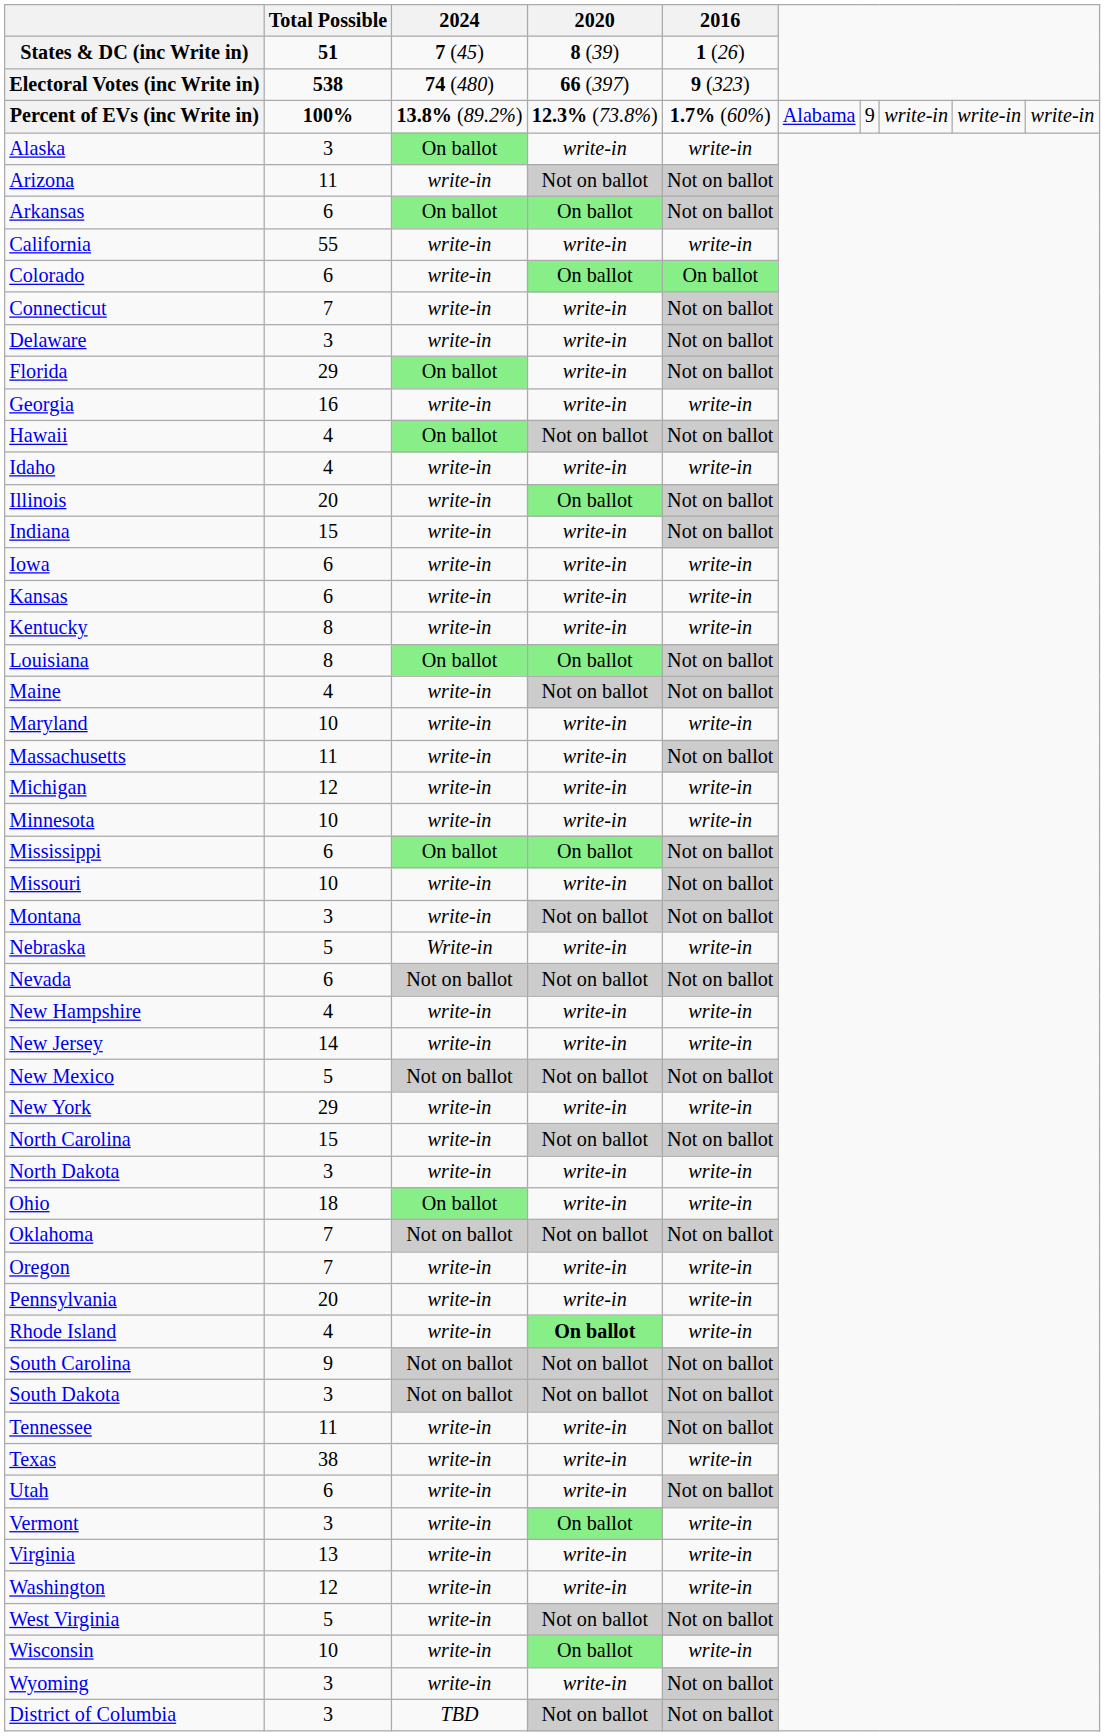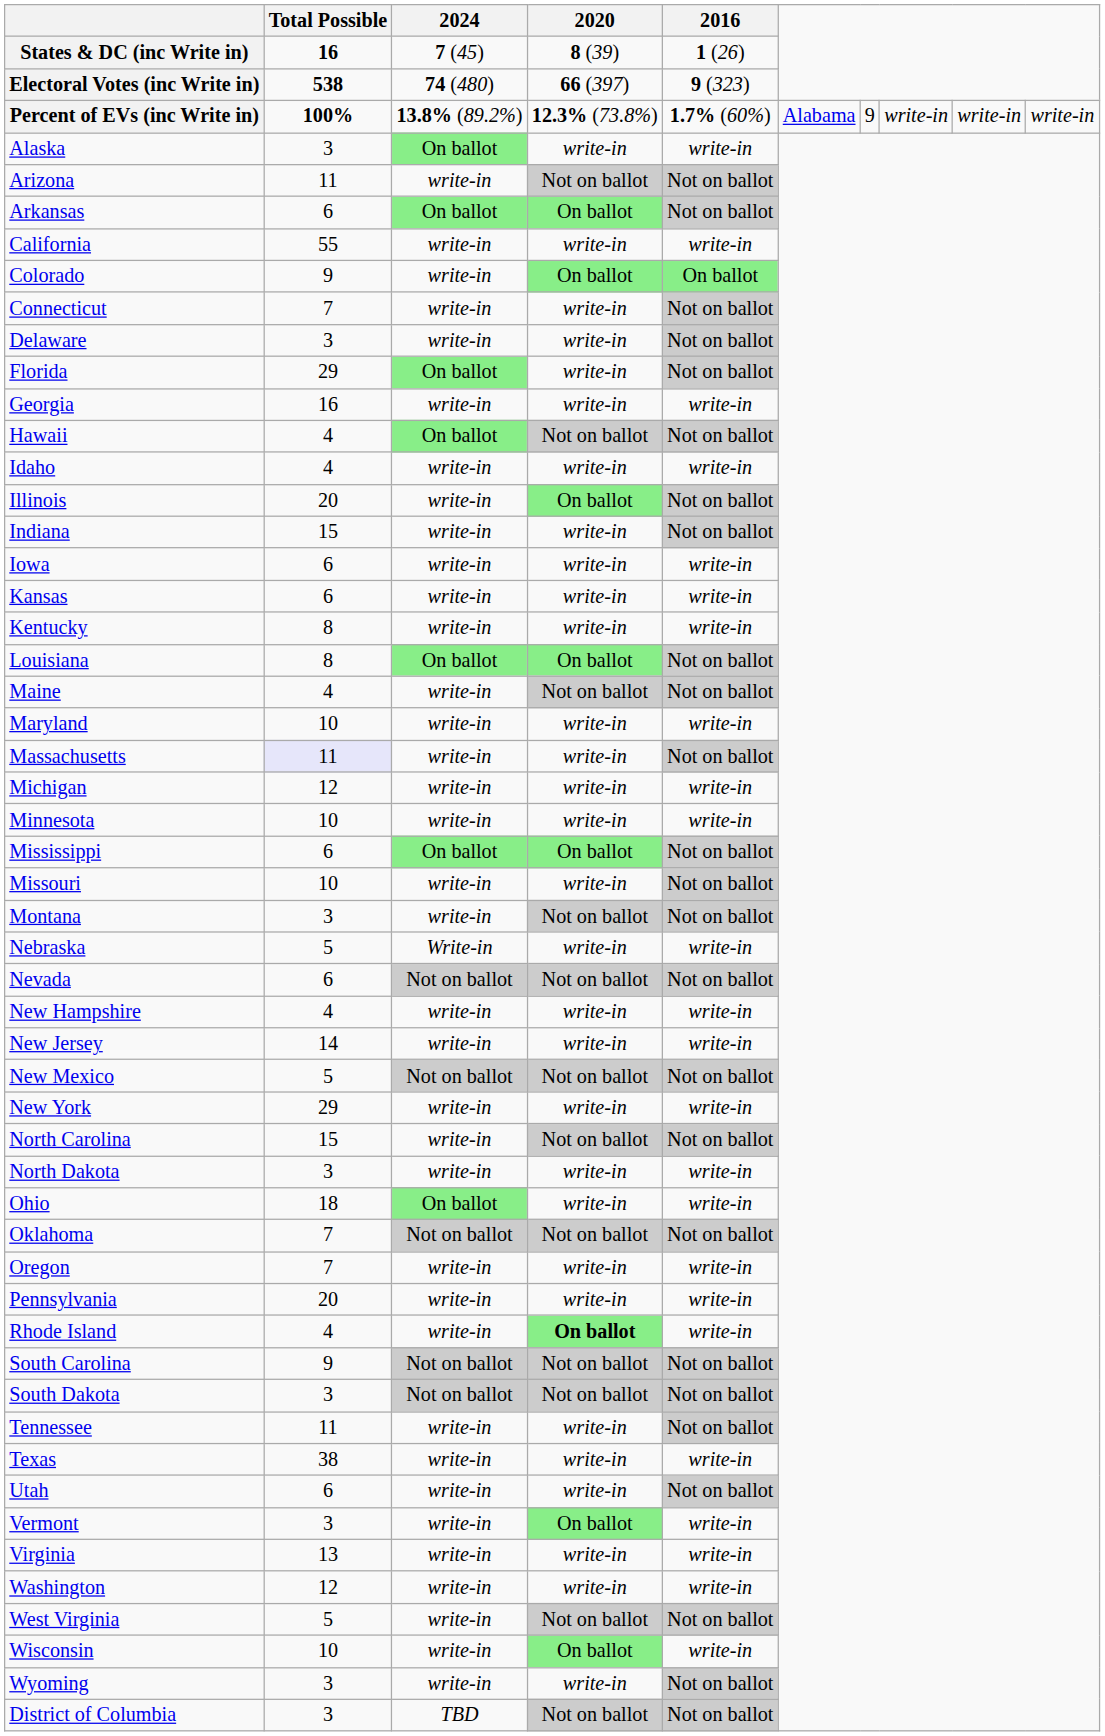(328, 52) 51 -> (328, 52) 16
(328, 276) 6 -> (328, 276) 9
(328, 755) no background -> (328, 755) lavender background
